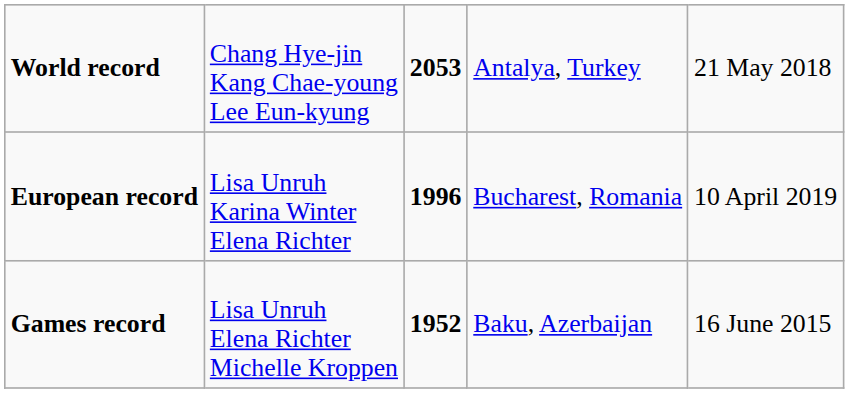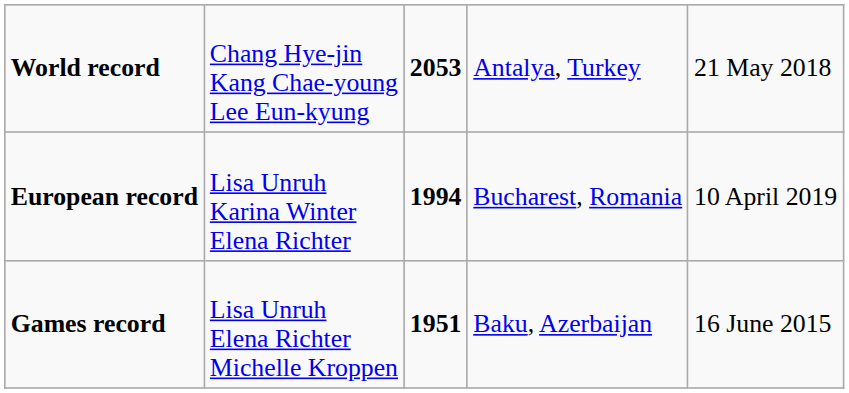(436, 196) 1996 -> (436, 196) 1994
(436, 323) 1952 -> (436, 323) 1951
